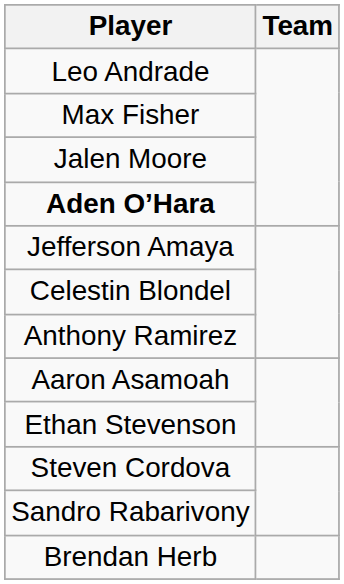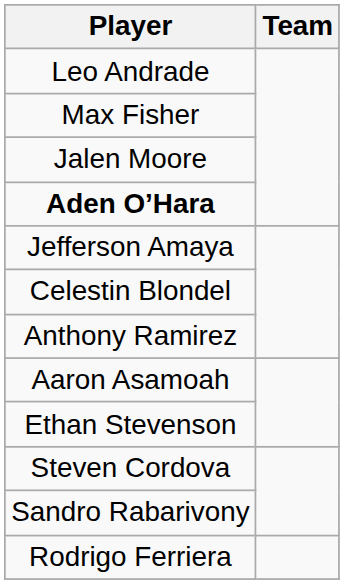- row: (130, 556)
+ row: (130, 556)
